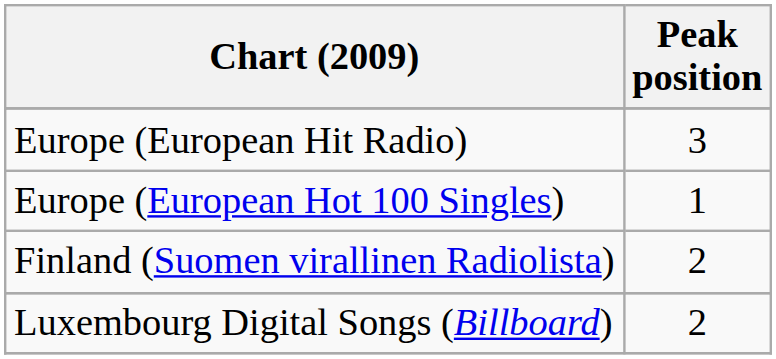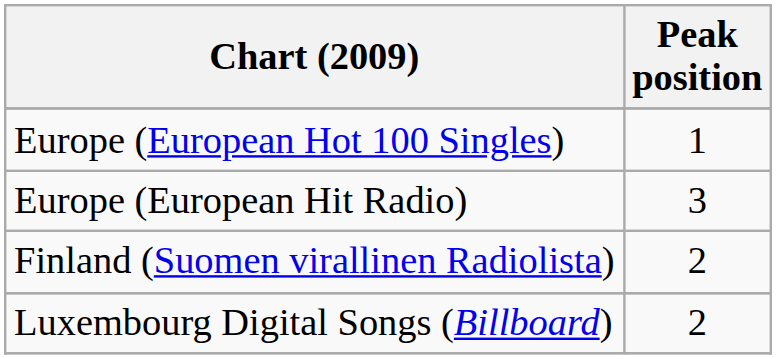rows swapped: (289, 199) <-> (241, 139)
